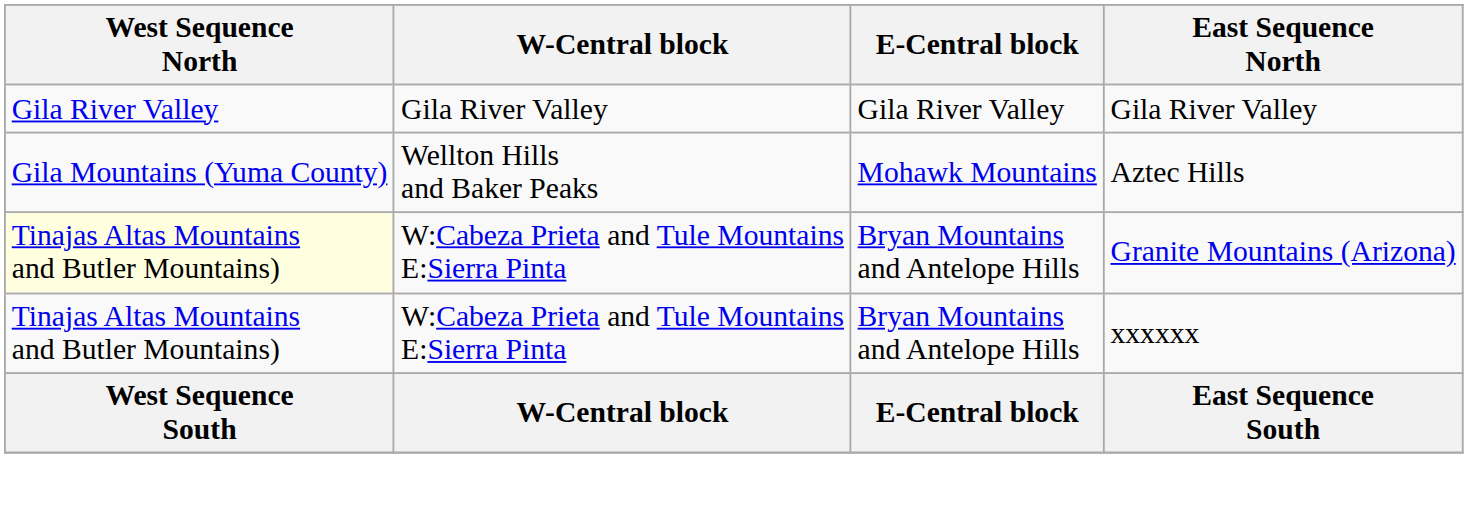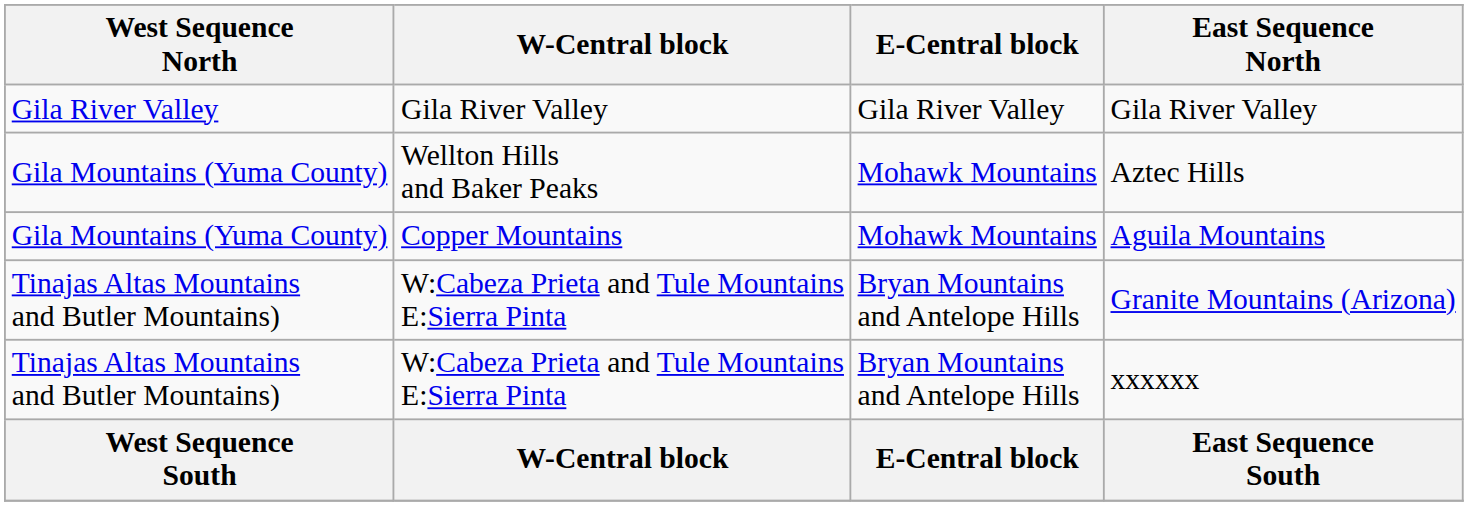+ row: (1218, 235)
(156, 252) lightyellow background -> (156, 298) no background
